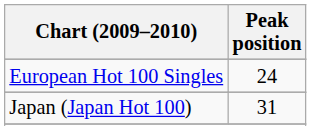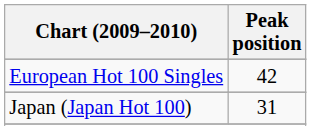(267, 75) 24 -> (267, 75) 42
